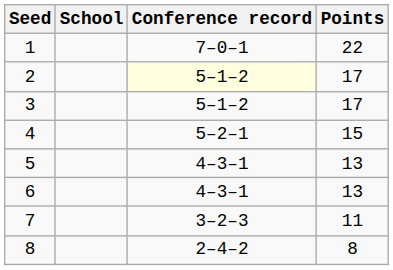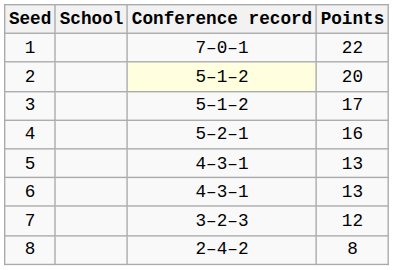(352, 77) 17 -> (352, 77) 20
(352, 134) 15 -> (352, 134) 16
(352, 221) 11 -> (352, 221) 12
